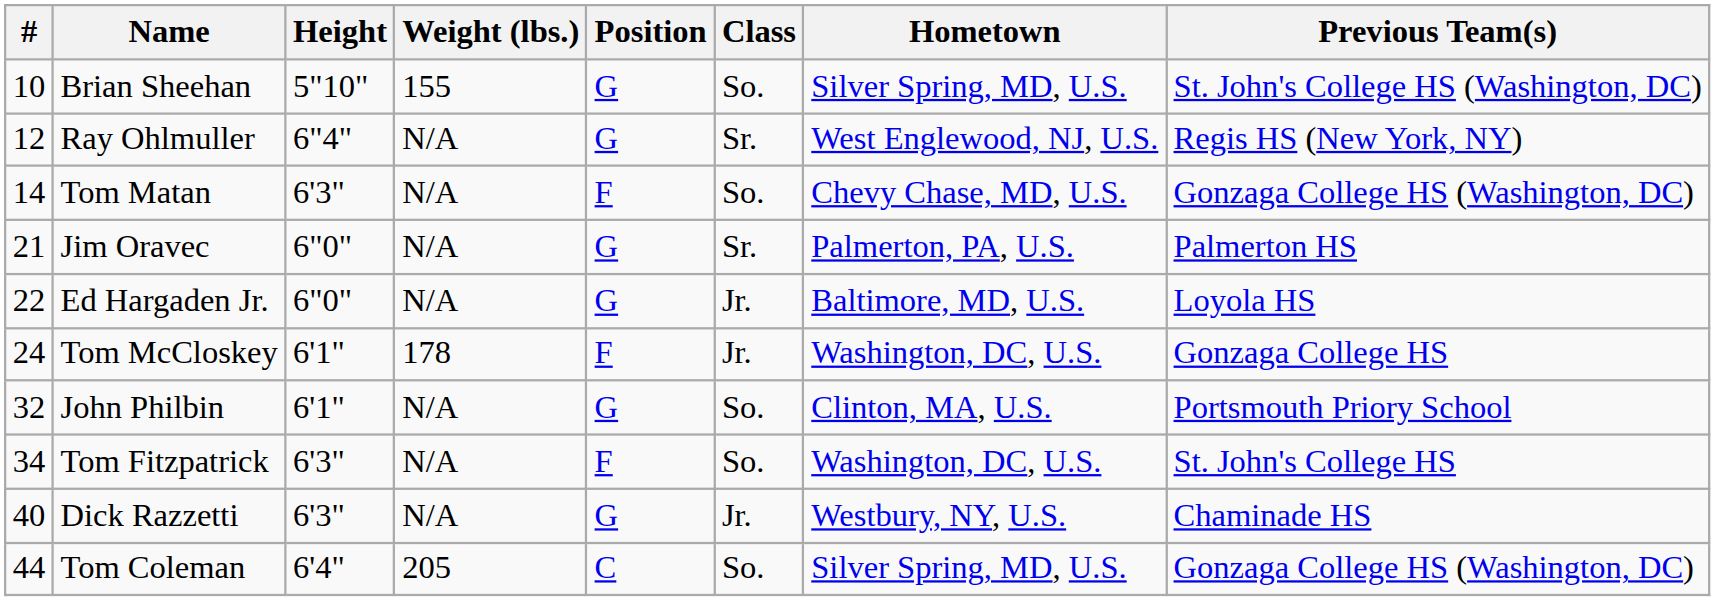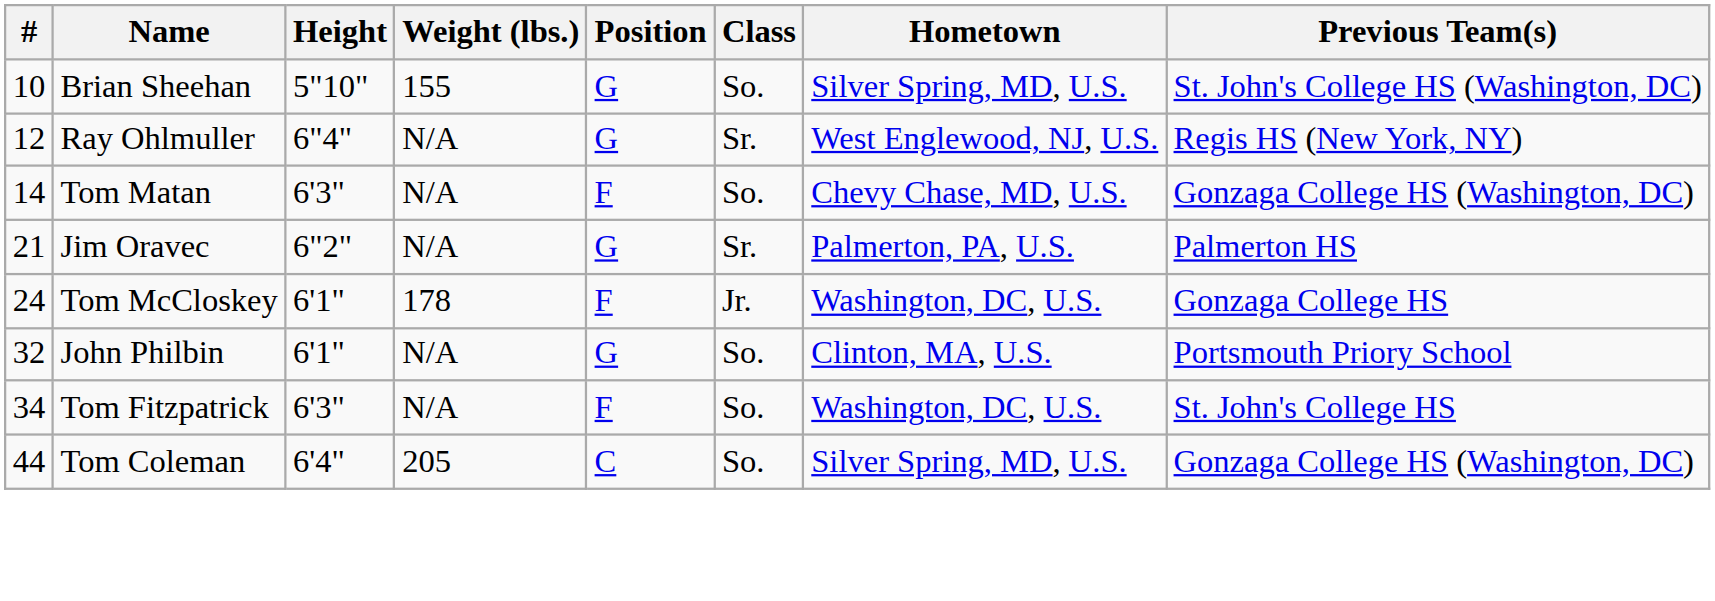(323, 246) 6"0" -> (323, 246) 6"2"
- row: (165, 300)
- row: (149, 514)
